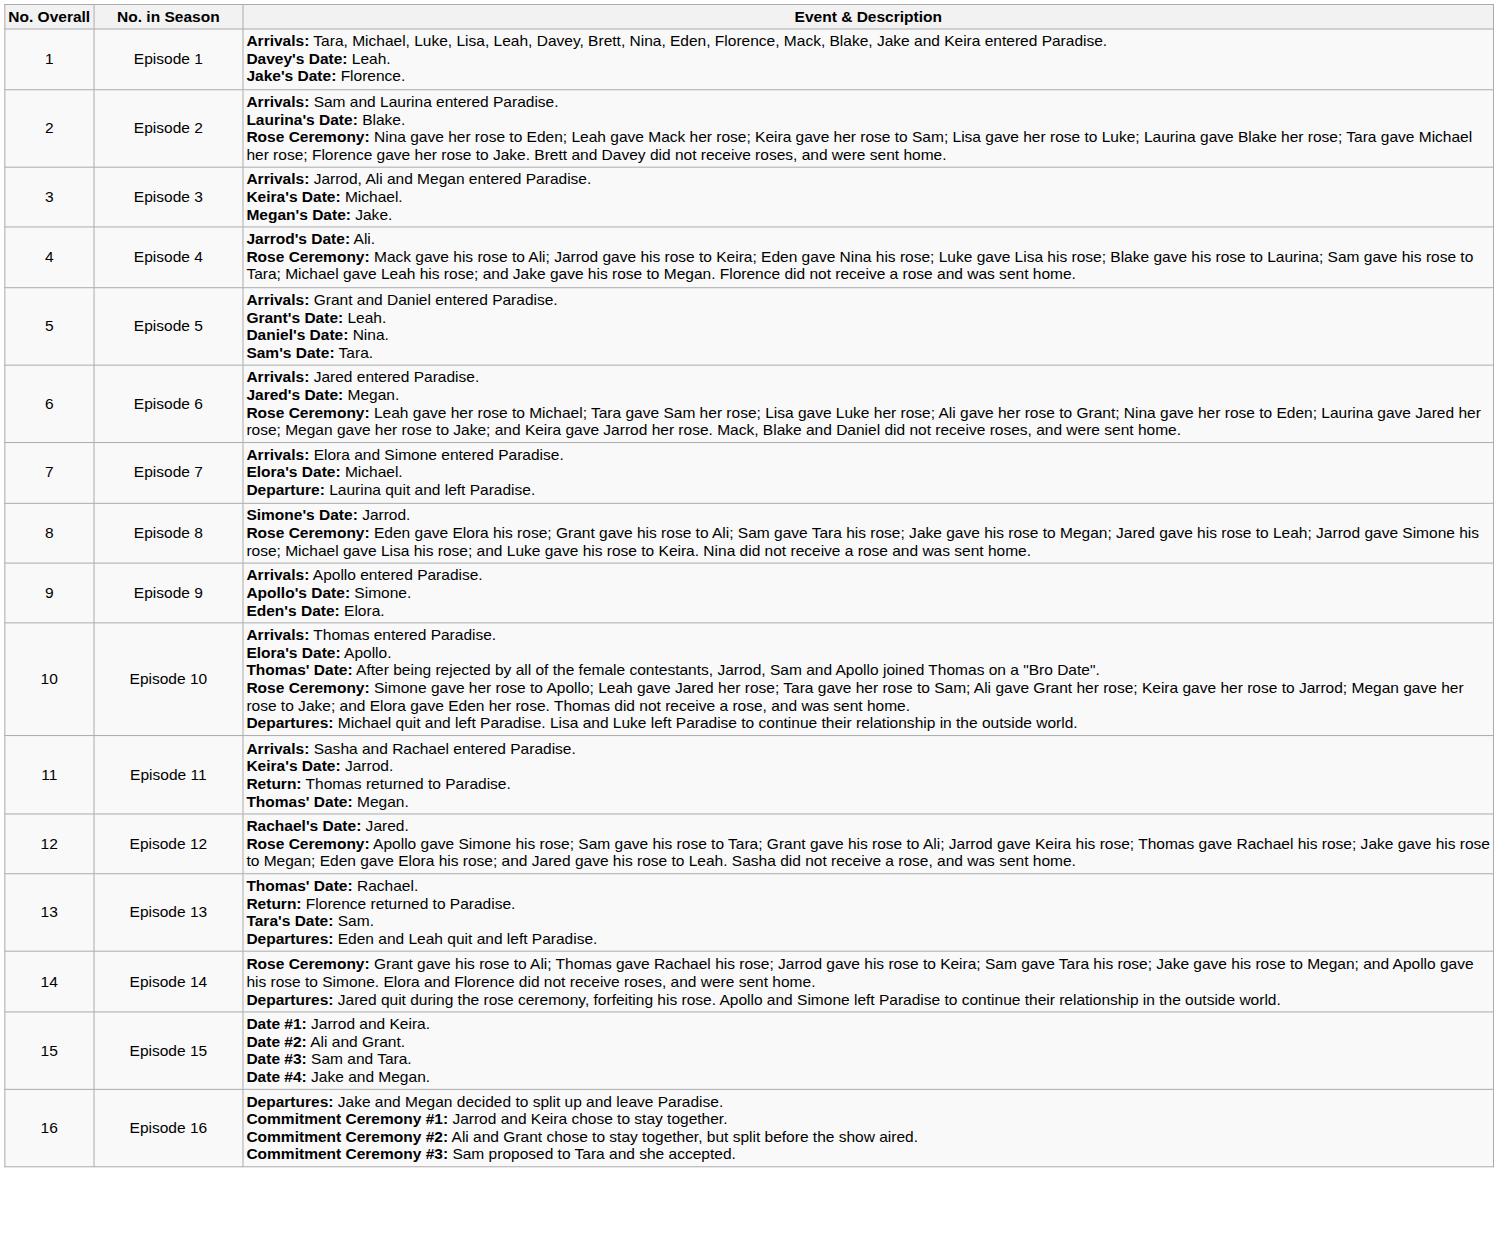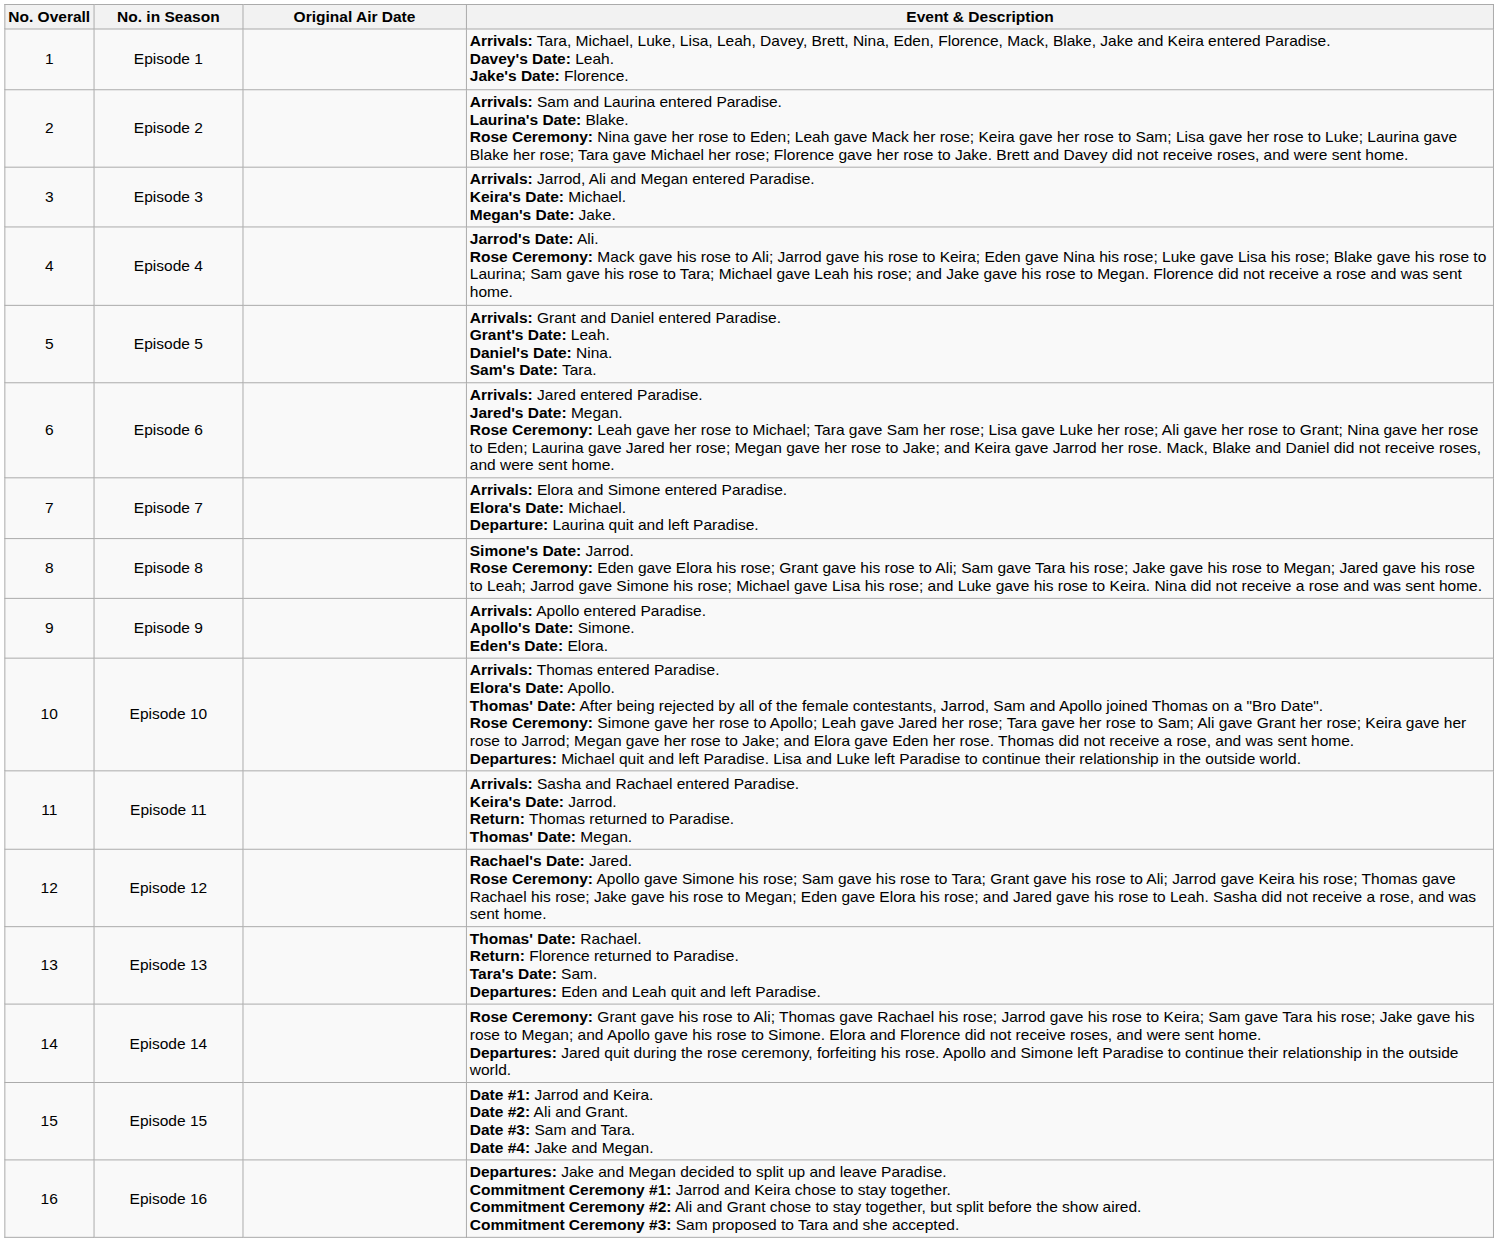+ column: (354, 16)
